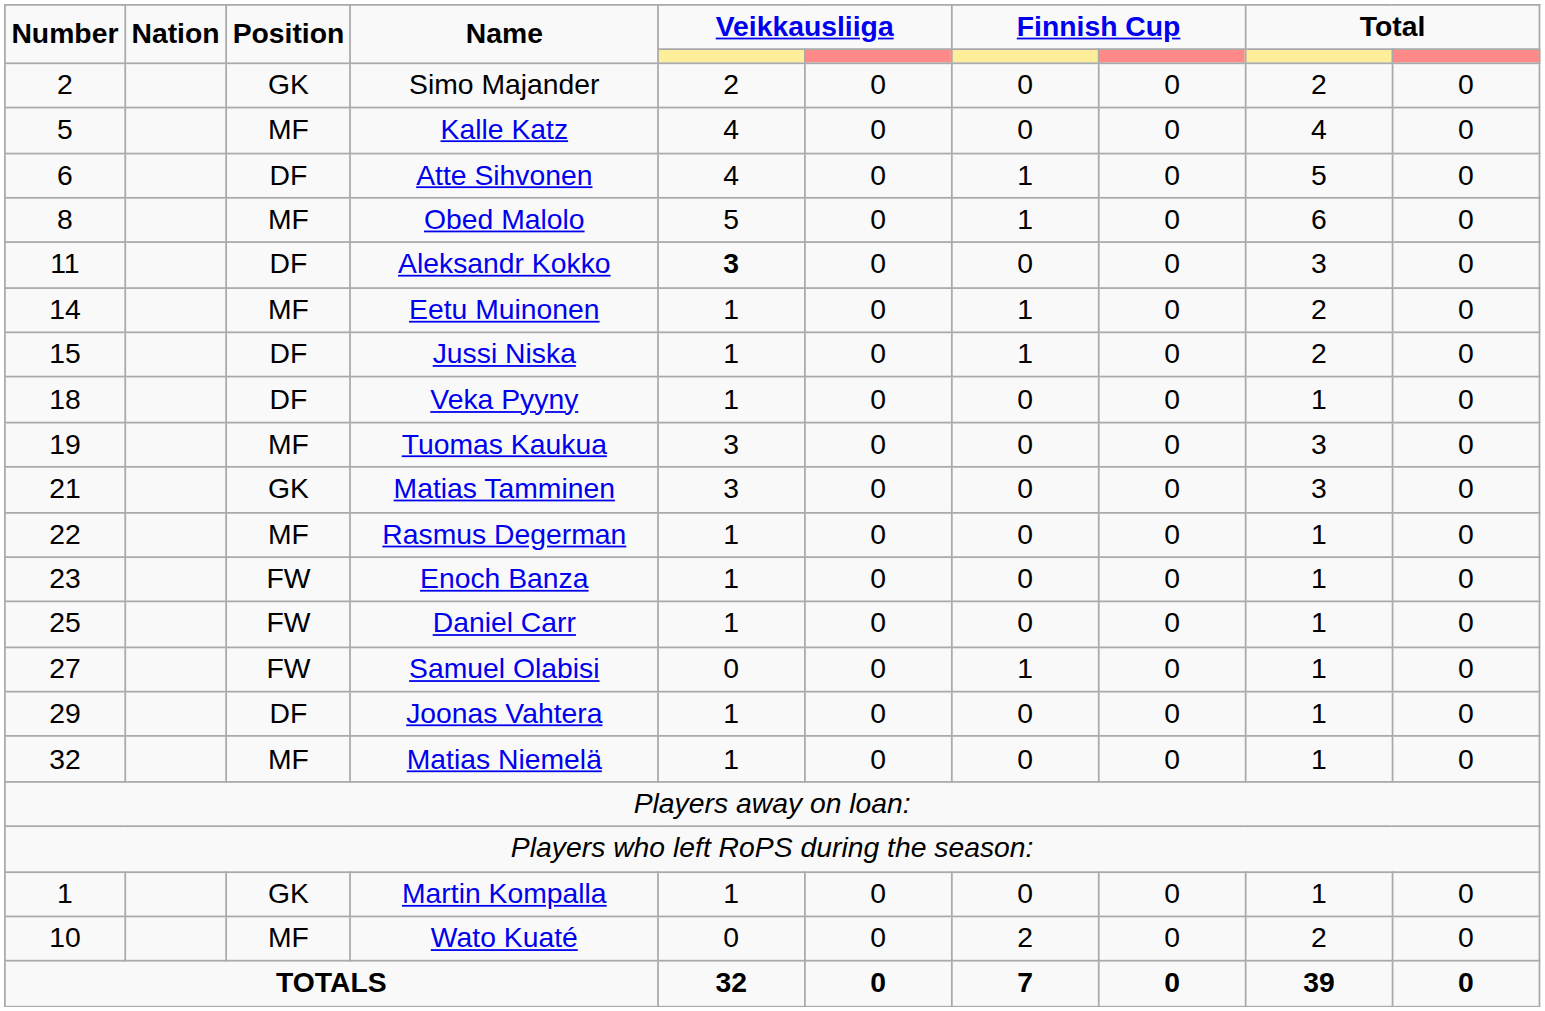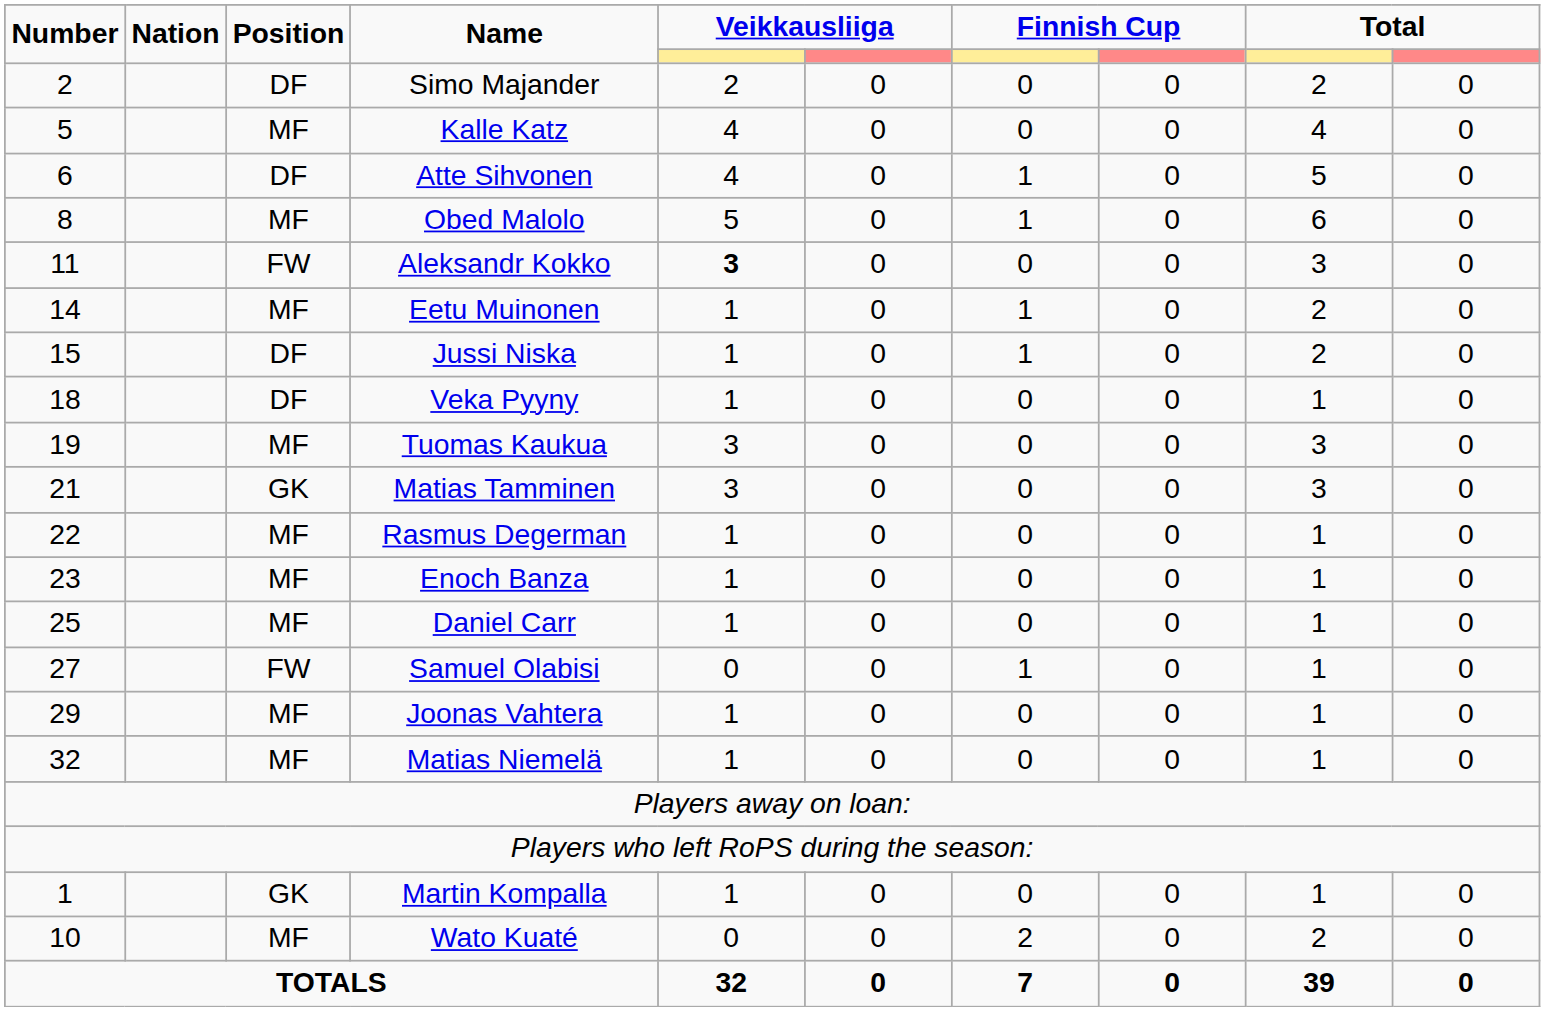(288, 84) GK -> (288, 84) DF
(288, 264) DF -> (288, 264) FW
(288, 578) FW -> (288, 578) MF
(288, 623) FW -> (288, 623) MF
(288, 713) DF -> (288, 713) MF
